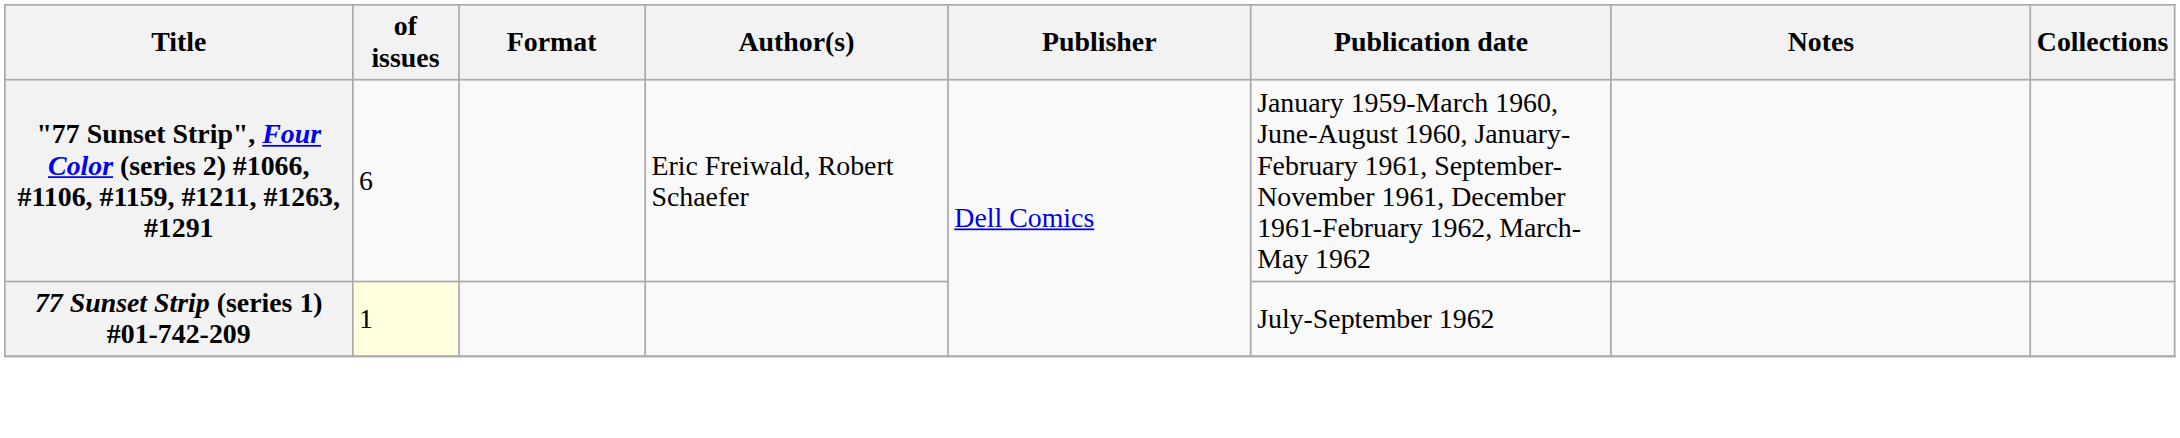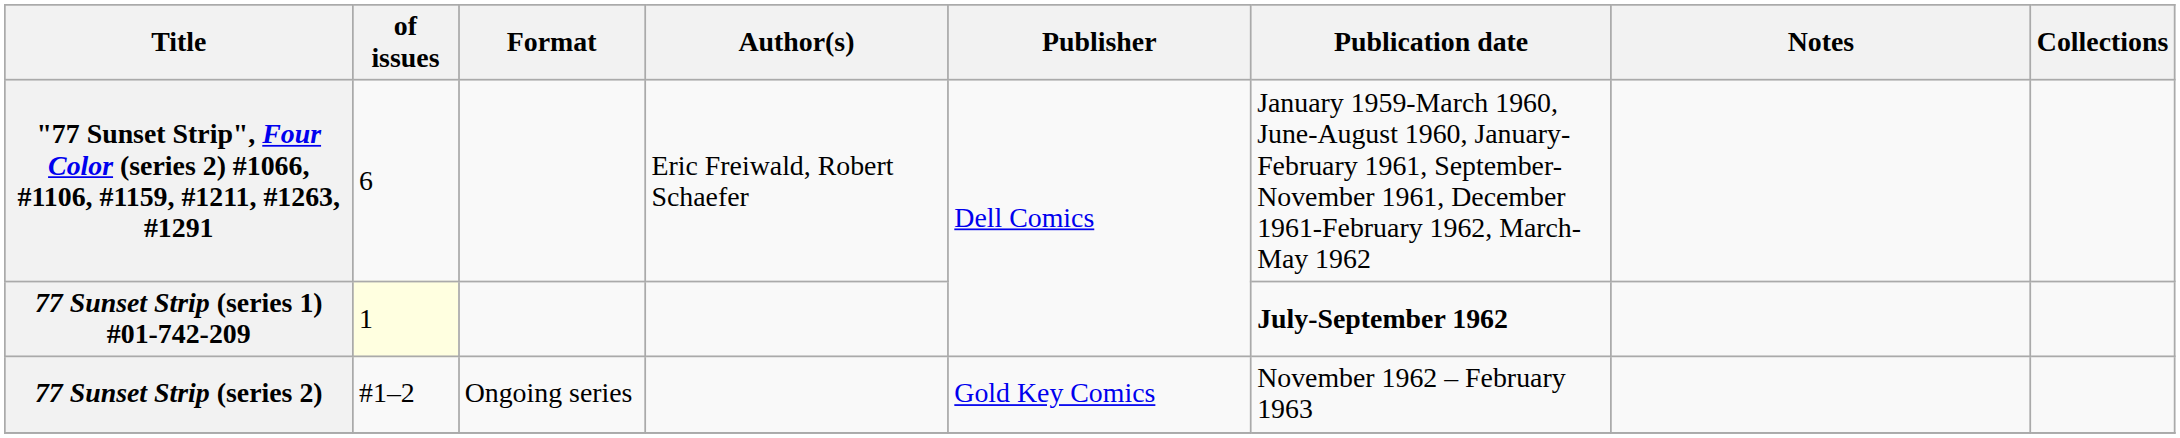(1376, 318) normal -> (1383, 318) bold
+ row: (179, 393)
